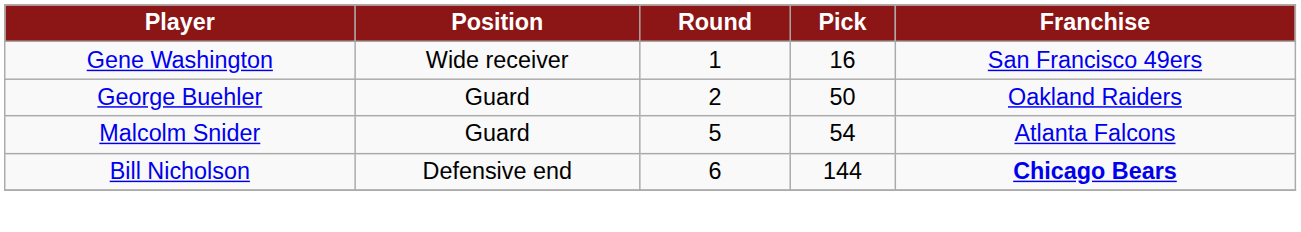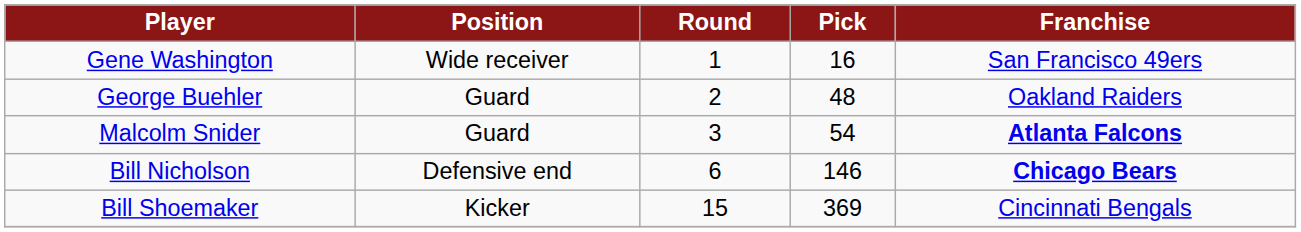(843, 97) 50 -> (843, 97) 48
(715, 134) 5 -> (715, 134) 3
(1095, 134) normal -> (1095, 134) bold
(843, 171) 144 -> (843, 171) 146
+ row: (180, 208)
